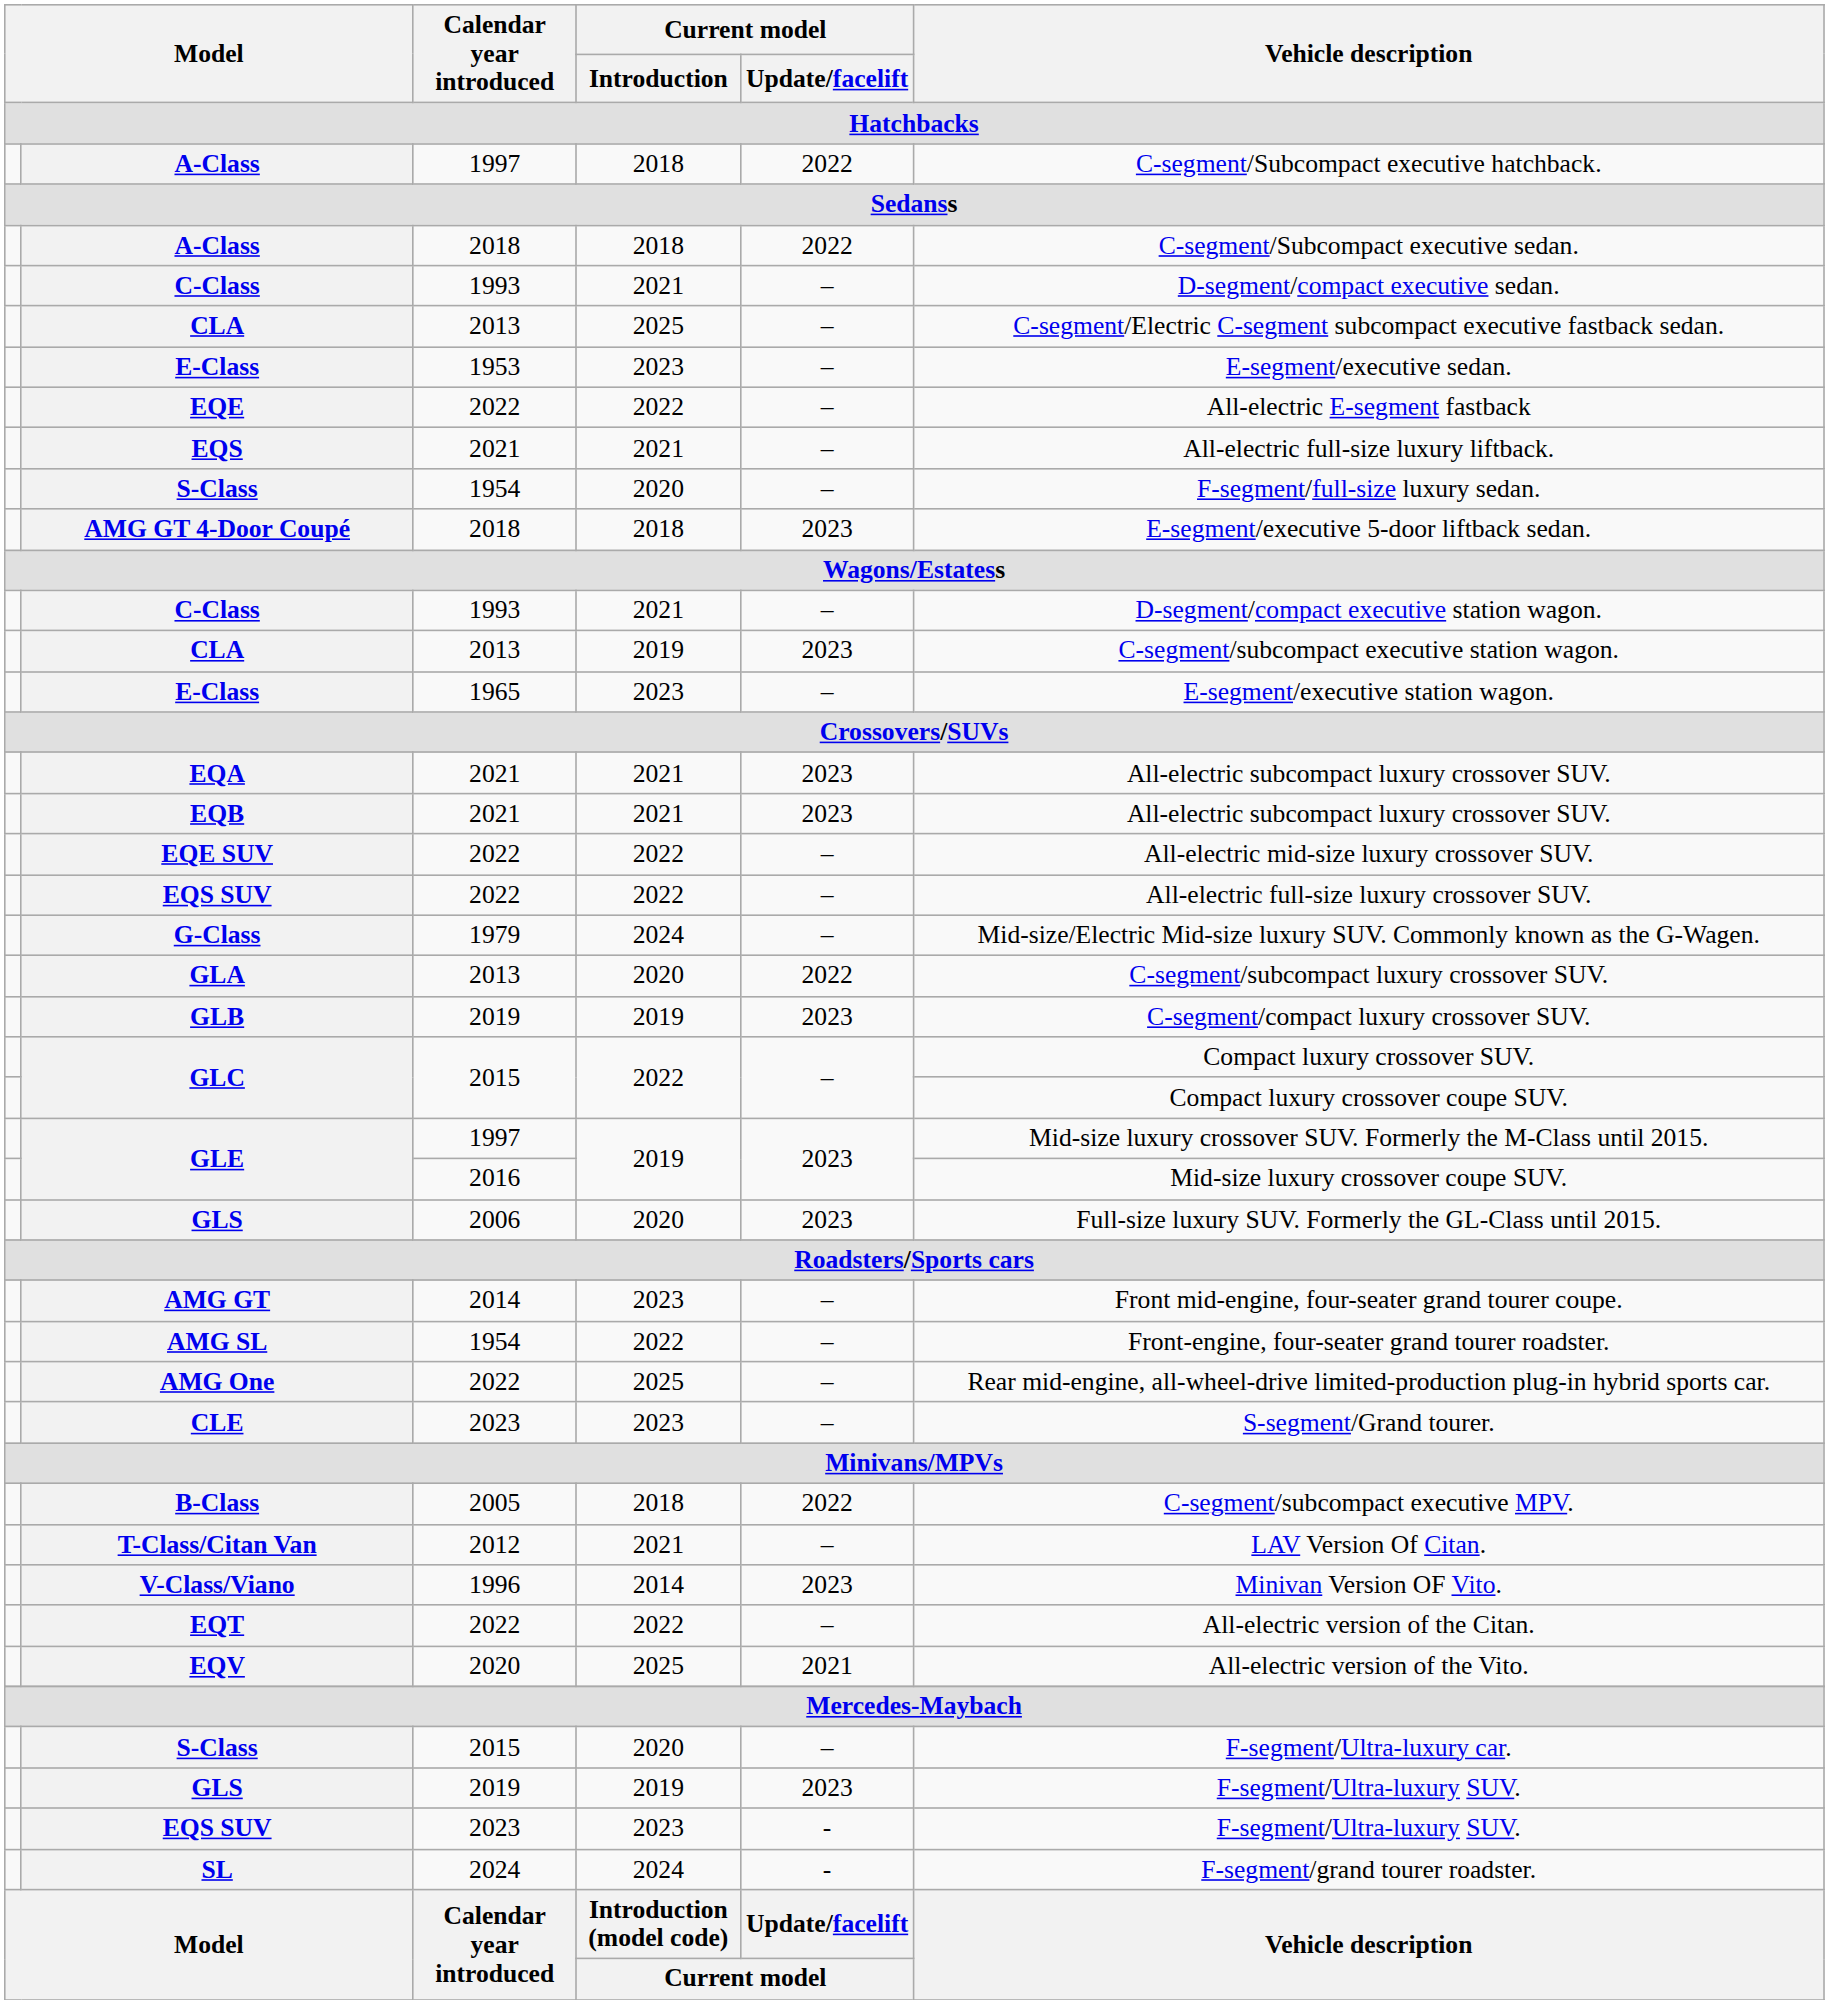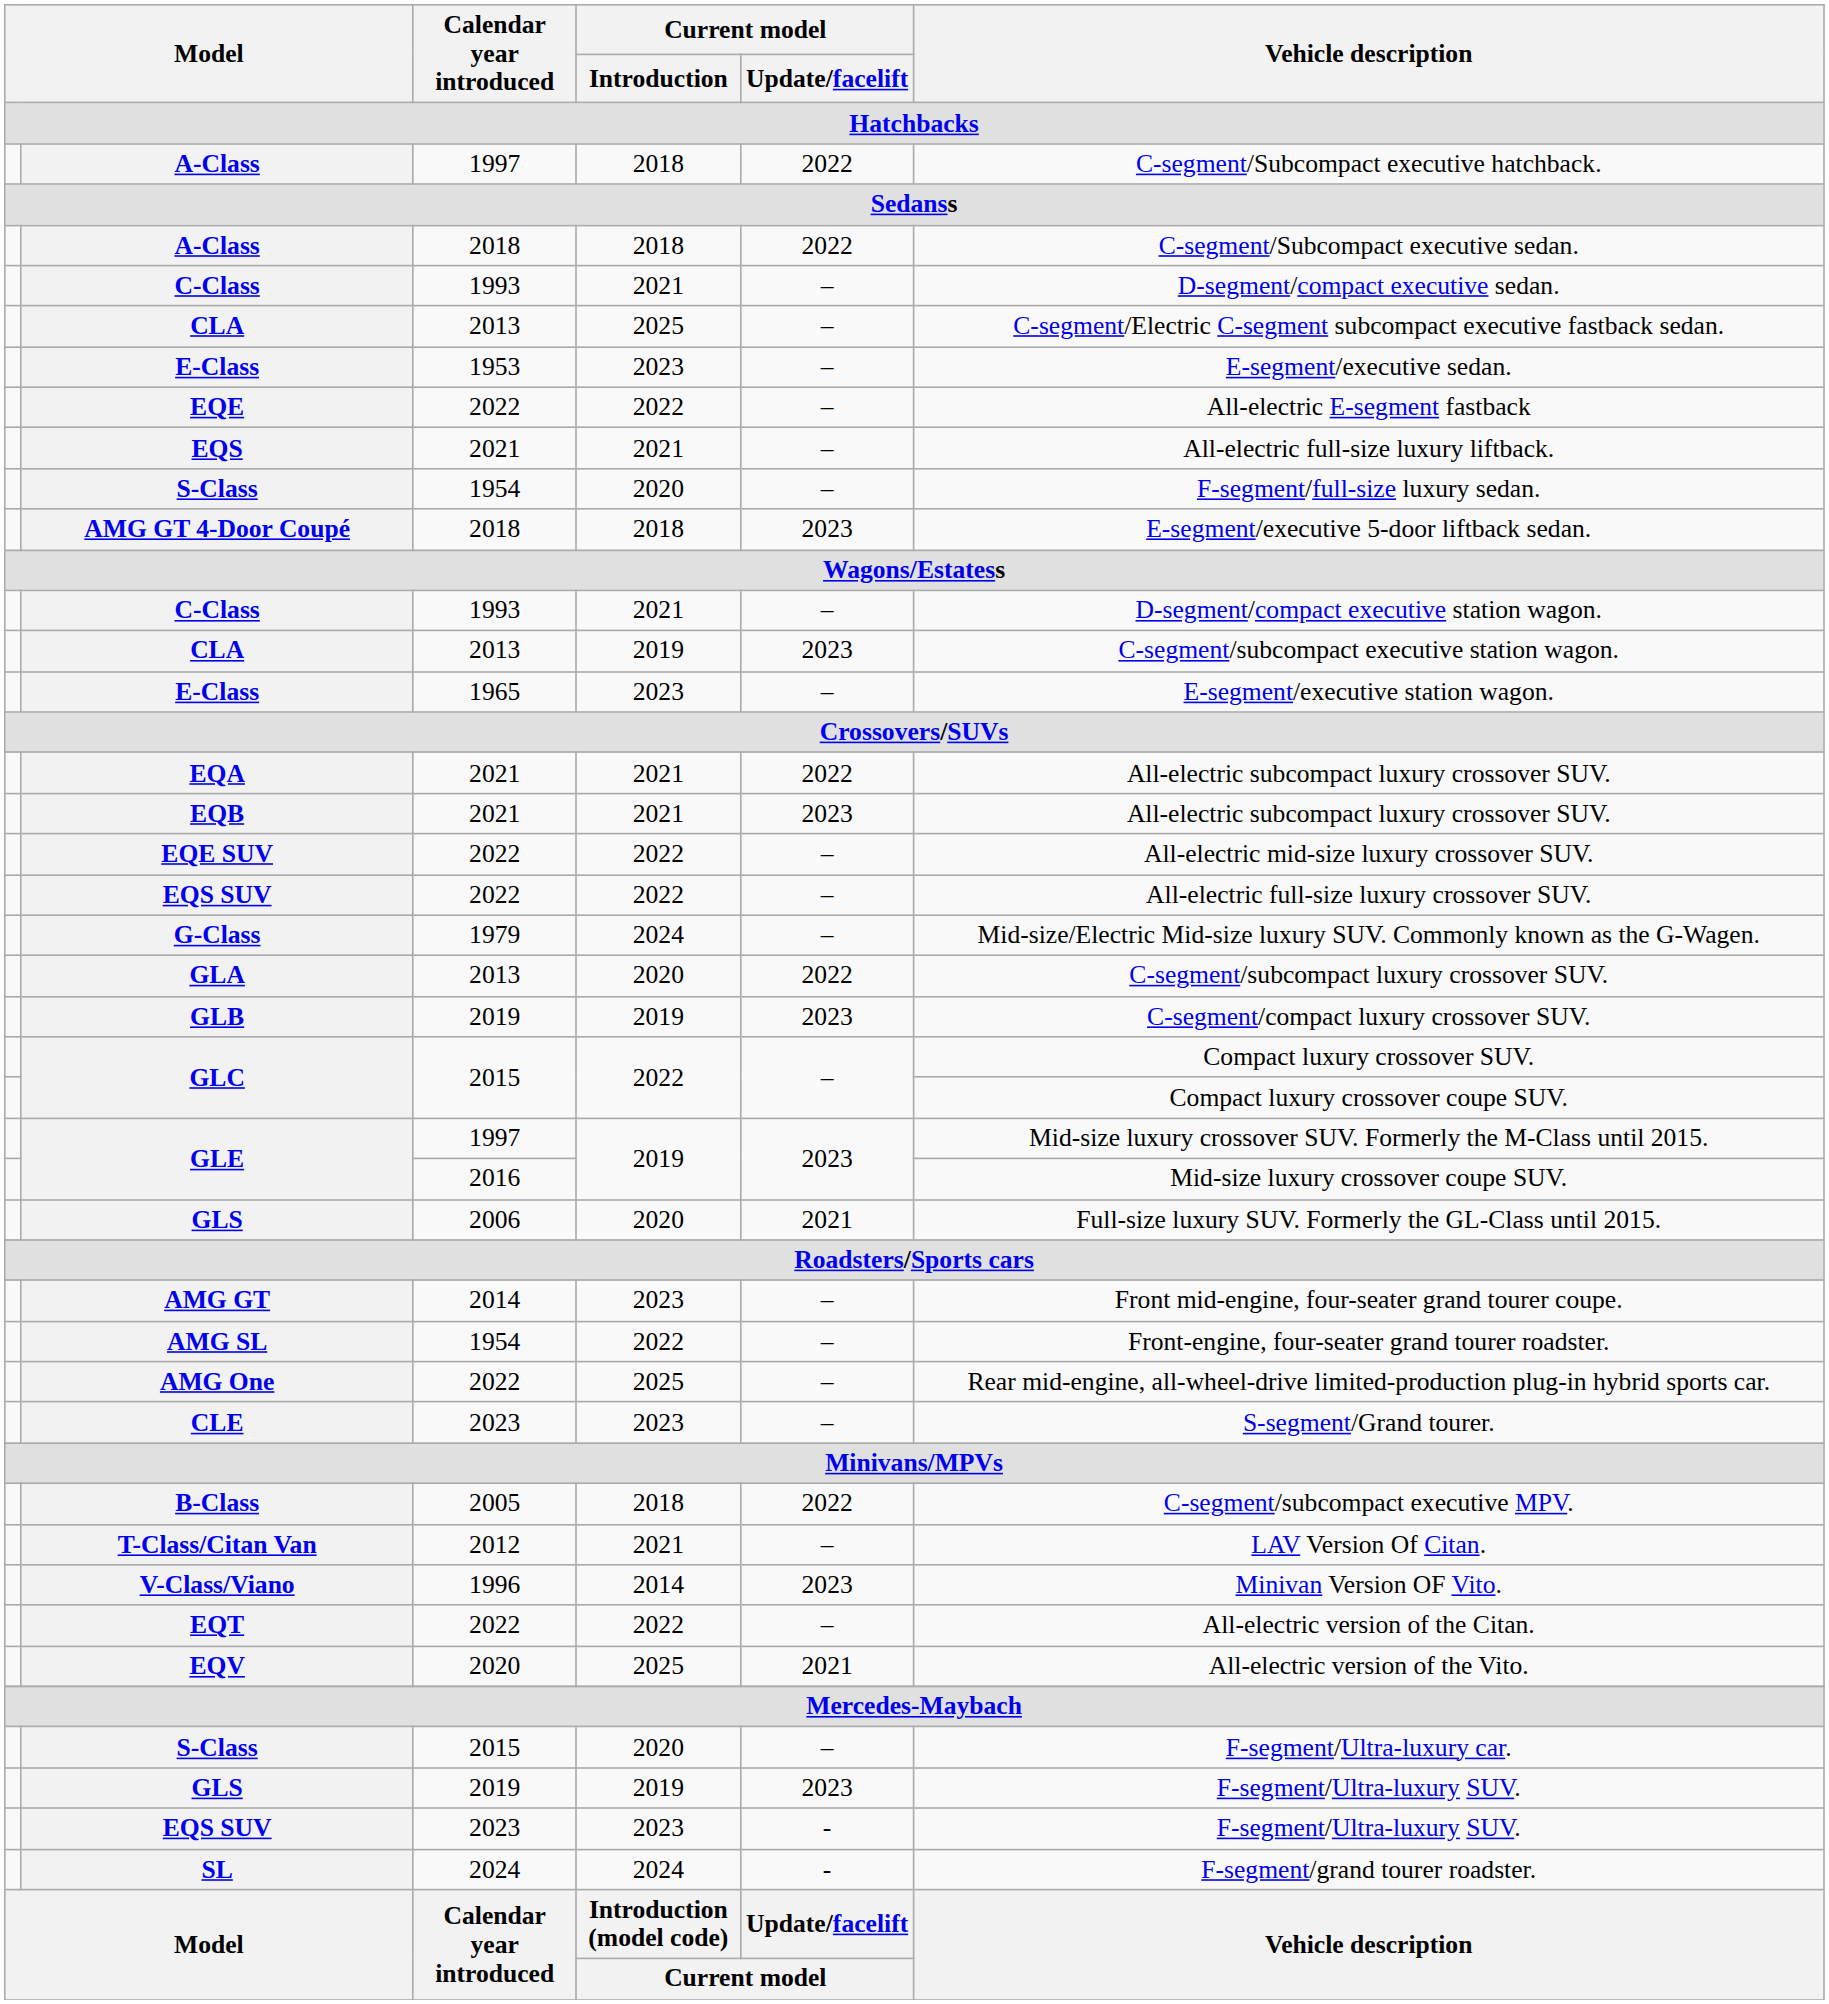(827, 772) 2023 -> (827, 772) 2022
(827, 1219) 2023 -> (827, 1219) 2021
